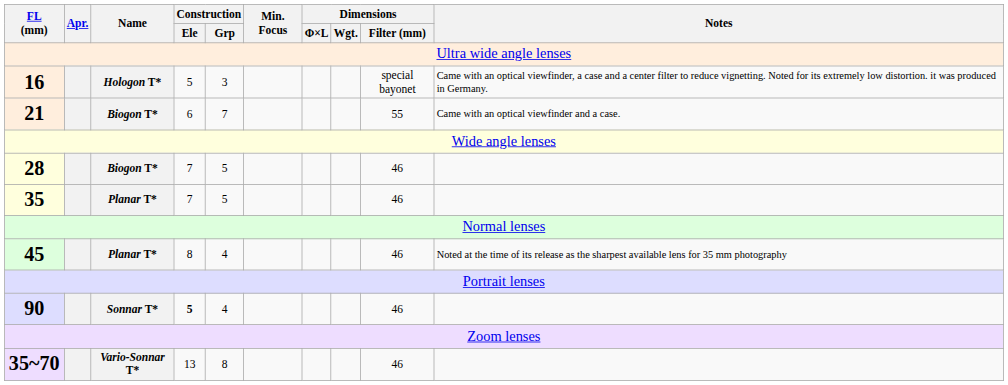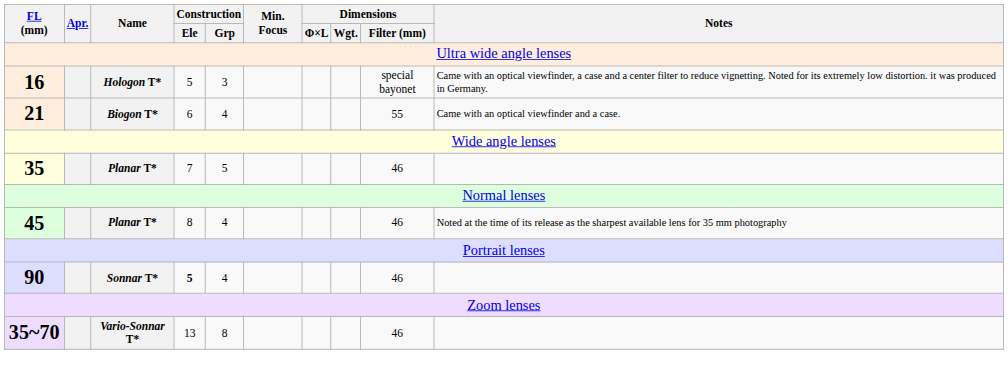(225, 114) 7 -> (225, 114) 4
- row: (34, 169)
